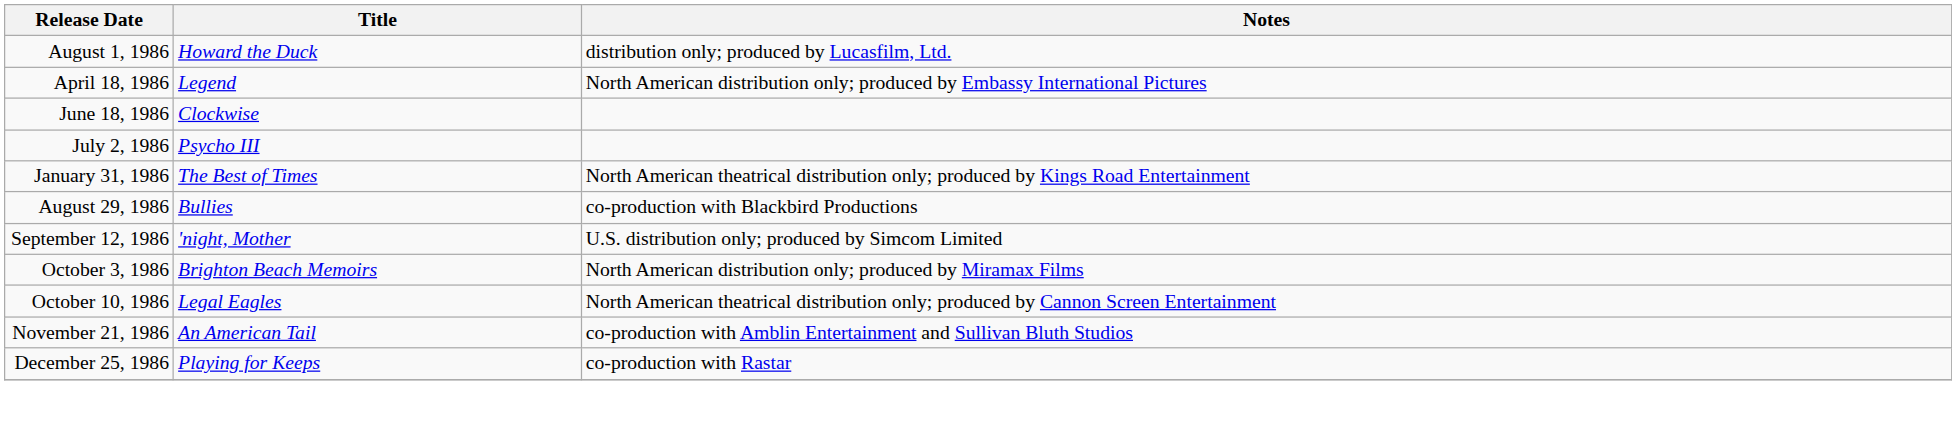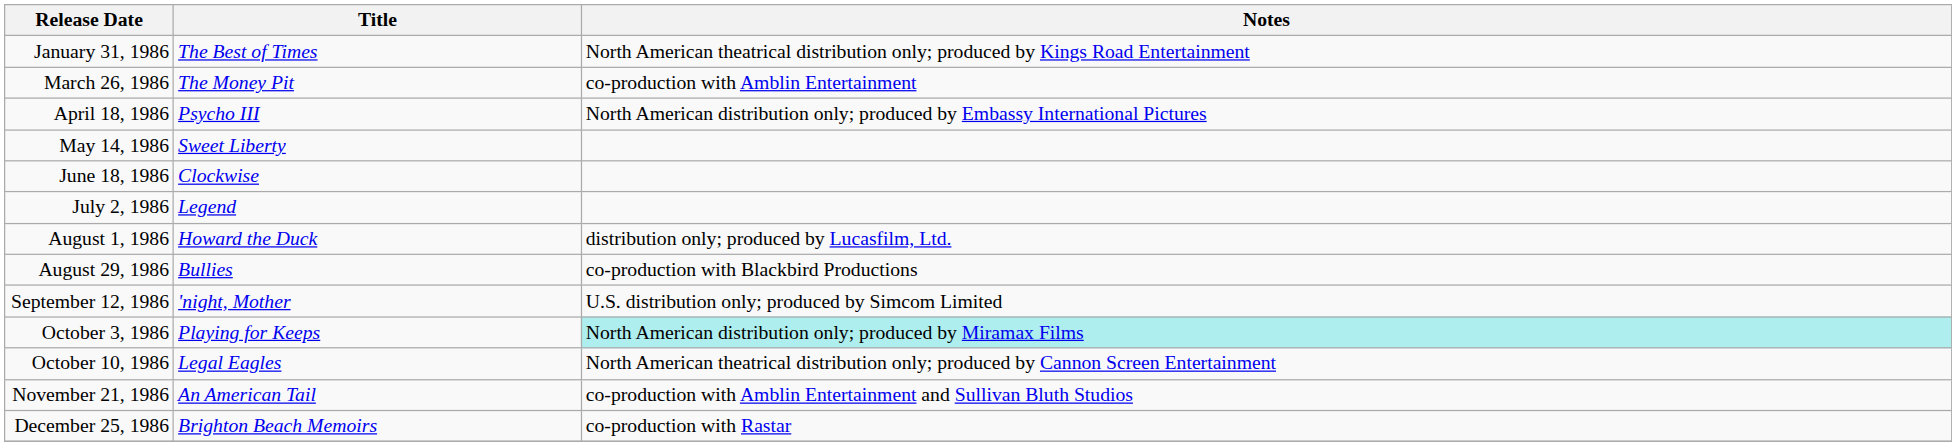rows swapped: (102, 176) <-> (109, 51)
+ row: (106, 82)
(207, 82) Legend -> (219, 113) Psycho III
+ row: (114, 144)
(219, 144) Psycho III -> (207, 207) Legend
(278, 269) Brighton Beach Memoirs -> (249, 332) Playing for Keeps
(835, 269) no background -> (835, 332) paleturquoise background
(249, 363) Playing for Keeps -> (278, 425) Brighton Beach Memoirs
